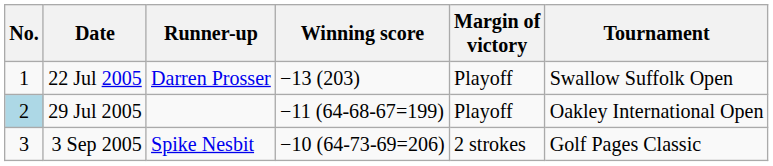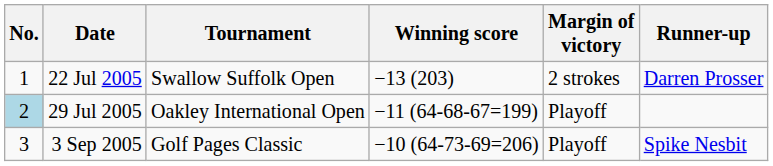columns swapped: (657, 33) <-> (211, 33)
(483, 78) Playoff -> (584, 78) 2 strokes
(490, 144) 2 strokes -> (577, 144) Playoff
